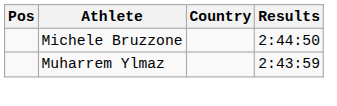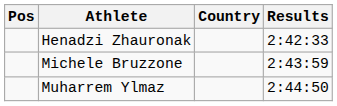+ row: (116, 40)
(289, 40) 2:44:50 -> (298, 64) 2:43:59
(289, 64) 2:43:59 -> (298, 88) 2:44:50
